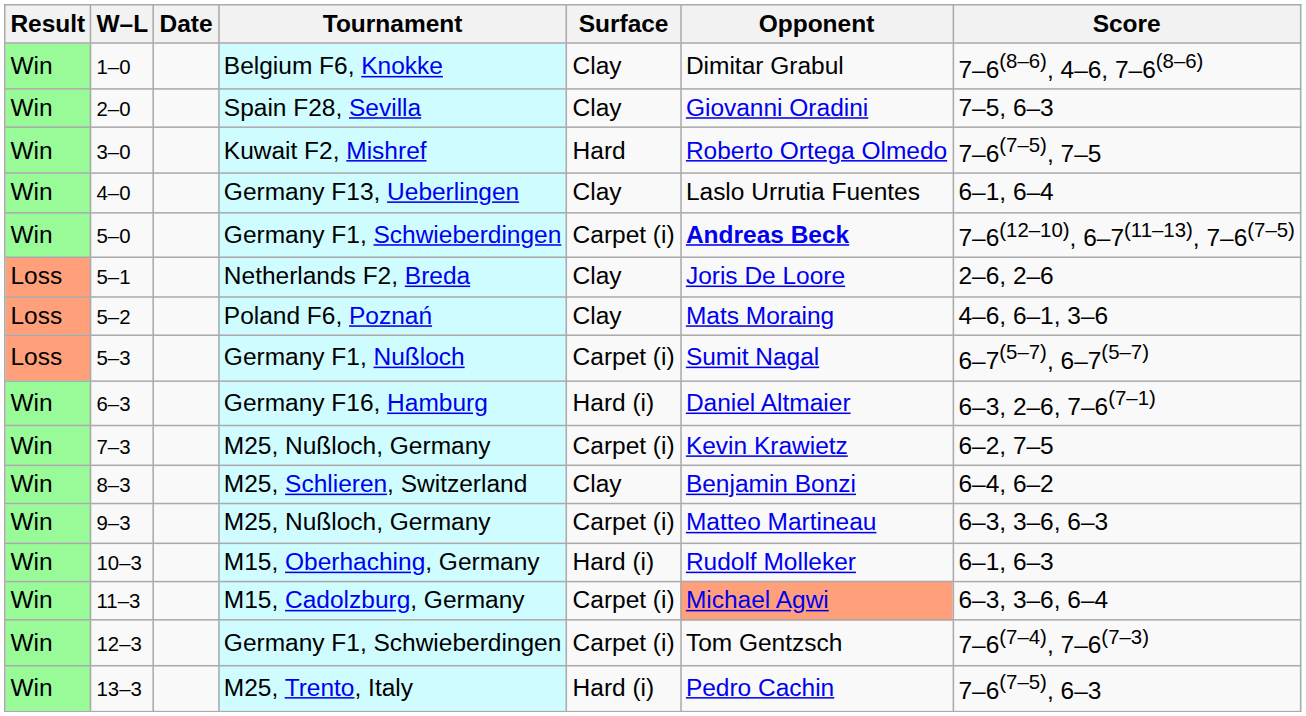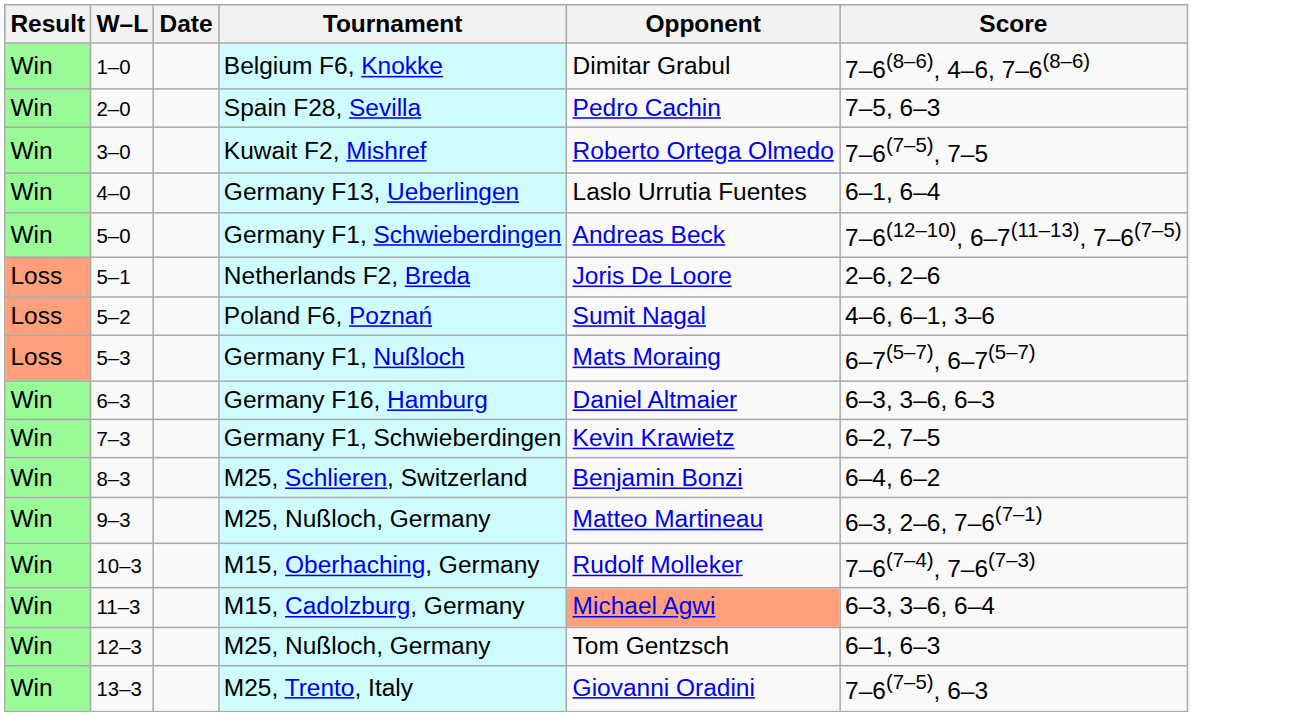- column: (624, 23)
(777, 108) Giovanni Oradini -> (647, 108) Pedro Cachin
(768, 234) bold -> (649, 234) normal
(760, 315) Mats Moraing -> (639, 315) Sumit Nagal
(753, 357) Sumit Nagal -> (647, 357) Mats Moraing
(1057, 403) 6–3, 2–6, 7–6(7–1) -> (920, 399) 6–3, 3–6, 6–3
(357, 445) M25, Nußloch, Germany -> (393, 438) Germany F1, Schwieberdingen
(1033, 522) 6–3, 3–6, 6–3 -> (944, 519) 6–3, 2–6, 7–6(7–1)
(1006, 561) 6–1, 6–3 -> (940, 565) 7–6(7–4), 7–6(7–3)
(393, 642) Germany F1, Schwieberdingen -> (357, 646) M25, Nußloch, Germany
(1054, 642) 7–6(7–4), 7–6(7–3) -> (893, 646) 6–1, 6–3
(760, 688) Pedro Cachin -> (664, 688) Giovanni Oradini
